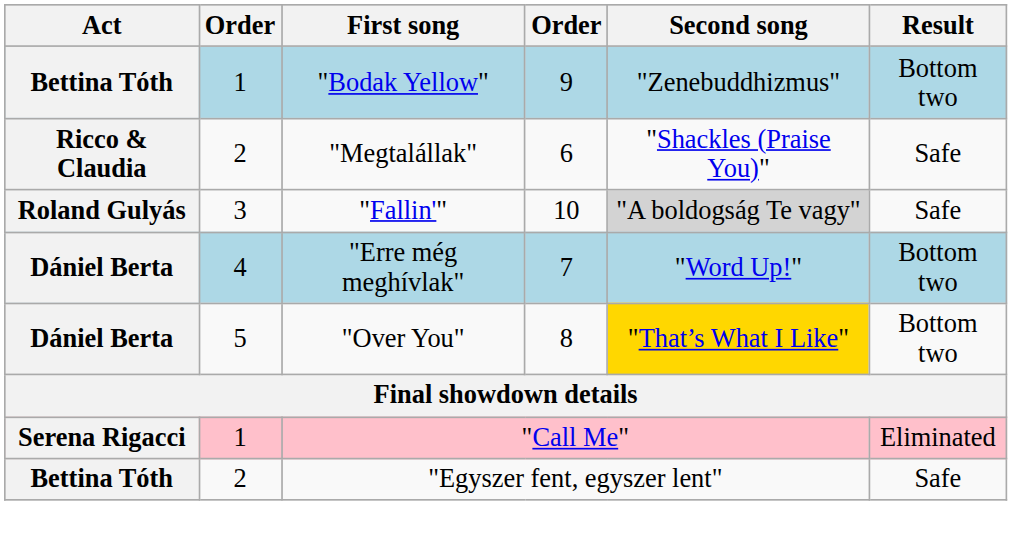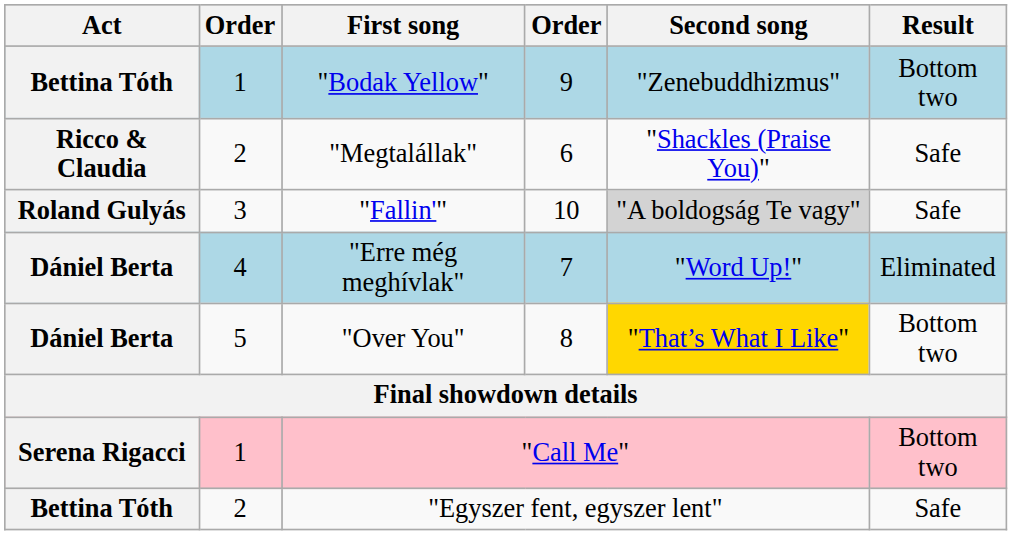(938, 267) Bottom two -> (938, 267) Eliminated
(938, 437) Eliminated -> (938, 452) Bottom two
